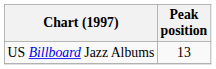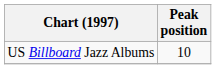(184, 52) 13 -> (184, 52) 10
